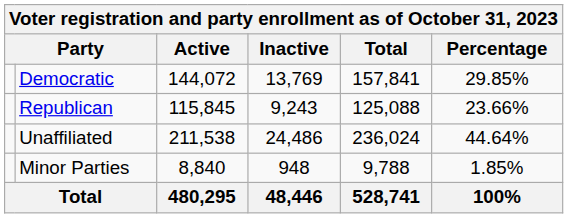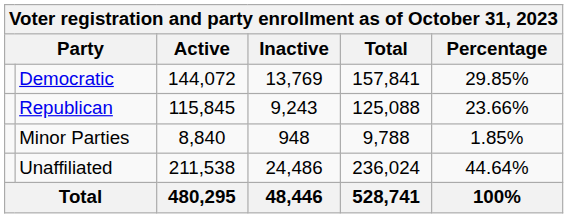rows swapped: (74, 167) <-> (66, 138)
